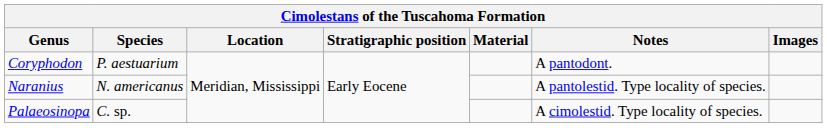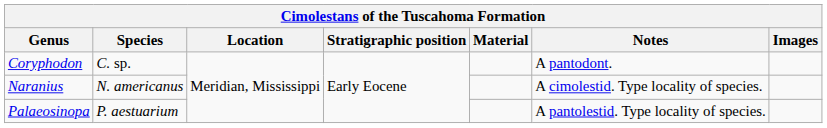(137, 63) P. aestuarium -> (114, 63) C. sp.
(651, 87) A pantolestid. Type locality of species. -> (649, 87) A cimolestid. Type locality of species.
(114, 110) C. sp. -> (137, 110) P. aestuarium
(649, 110) A cimolestid. Type locality of species. -> (651, 110) A pantolestid. Type locality of species.
